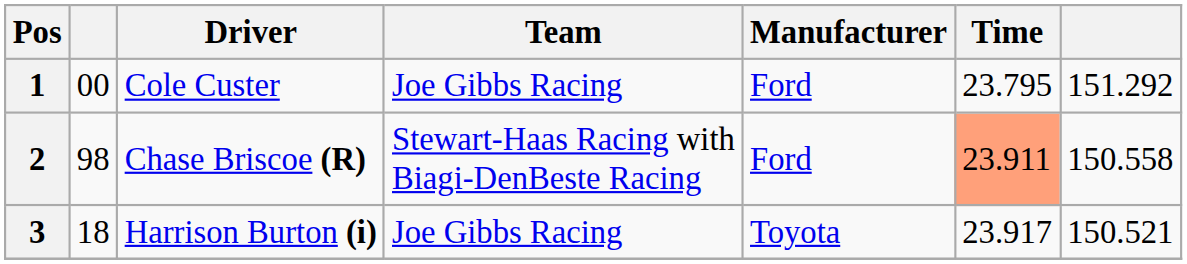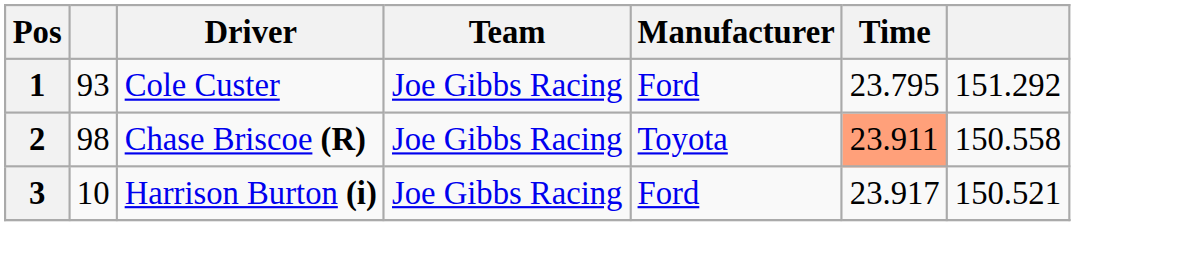(93, 85) 00 -> (93, 85) 93
(563, 158) Stewart-Haas Racing with Biagi-DenBeste Racing -> (507, 139) Joe Gibbs Racing
(781, 158) Ford -> (683, 139) Toyota
(93, 231) 18 -> (93, 193) 10
(795, 231) Toyota -> (668, 193) Ford
